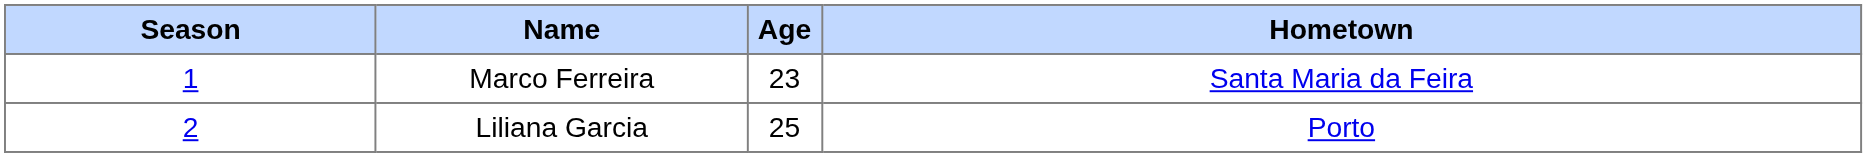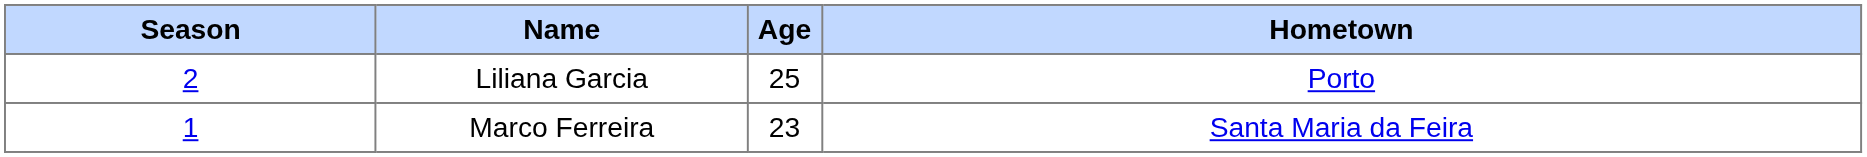rows swapped: (562, 78) <-> (562, 127)
